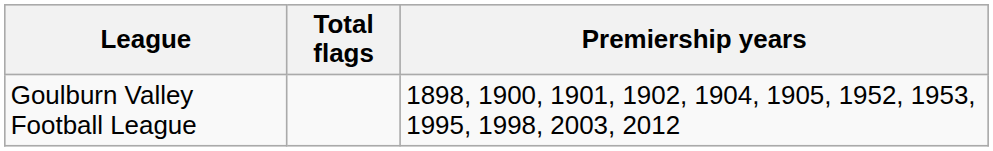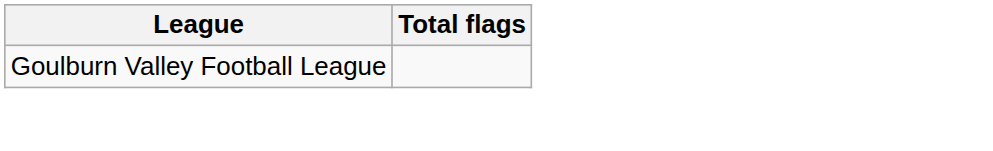- column: (694, 39)
